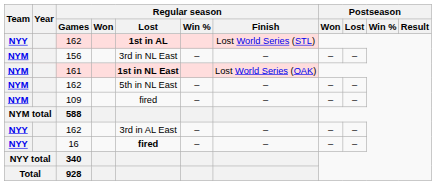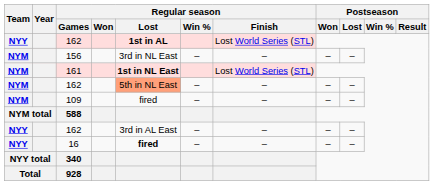(266, 71) Lost World Series (OAK) -> (264, 71) Lost World Series (STL)
(148, 85) no background -> (148, 85) lightsalmon background
